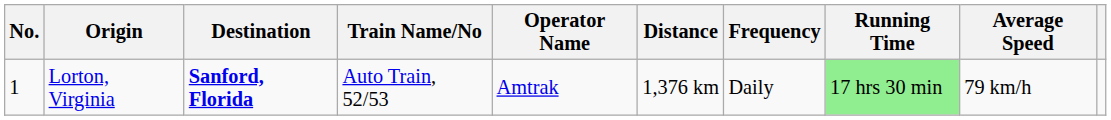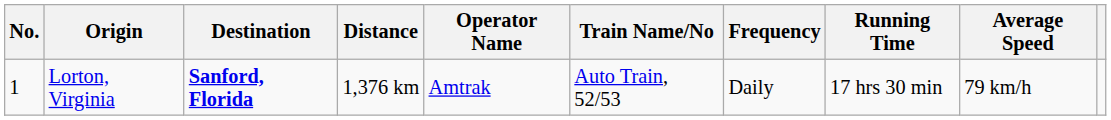columns swapped: (415, 32) <-> (681, 32)
(886, 87) lightgreen background -> (886, 87) no background
